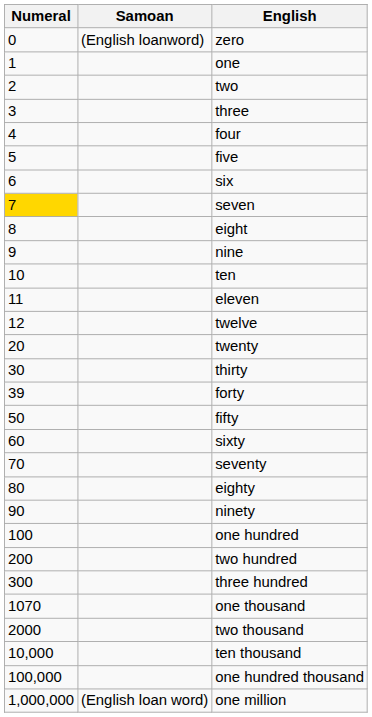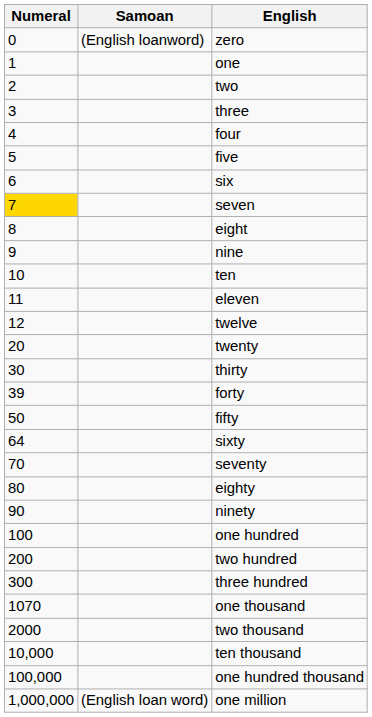(16, 441) 60 -> (16, 441) 64
